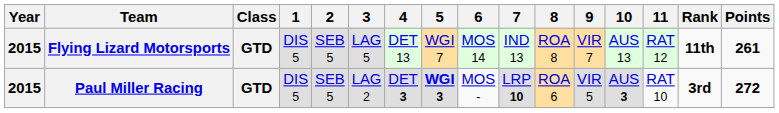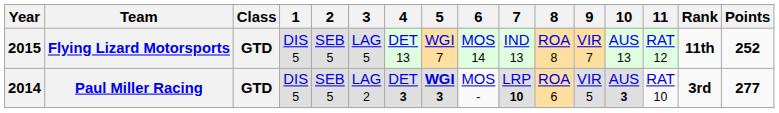(748, 48) 261 -> (748, 48) 252
(24, 88) 2015 -> (24, 88) 2014
(748, 88) 272 -> (748, 88) 277
